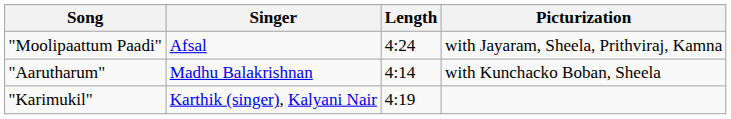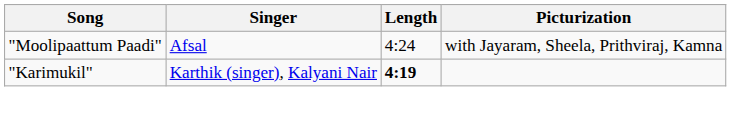- row: (57, 72)
(400, 99) normal -> (401, 72) bold
